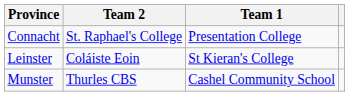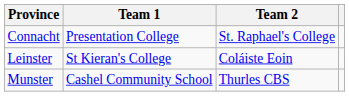columns swapped: (262, 15) <-> (124, 15)
